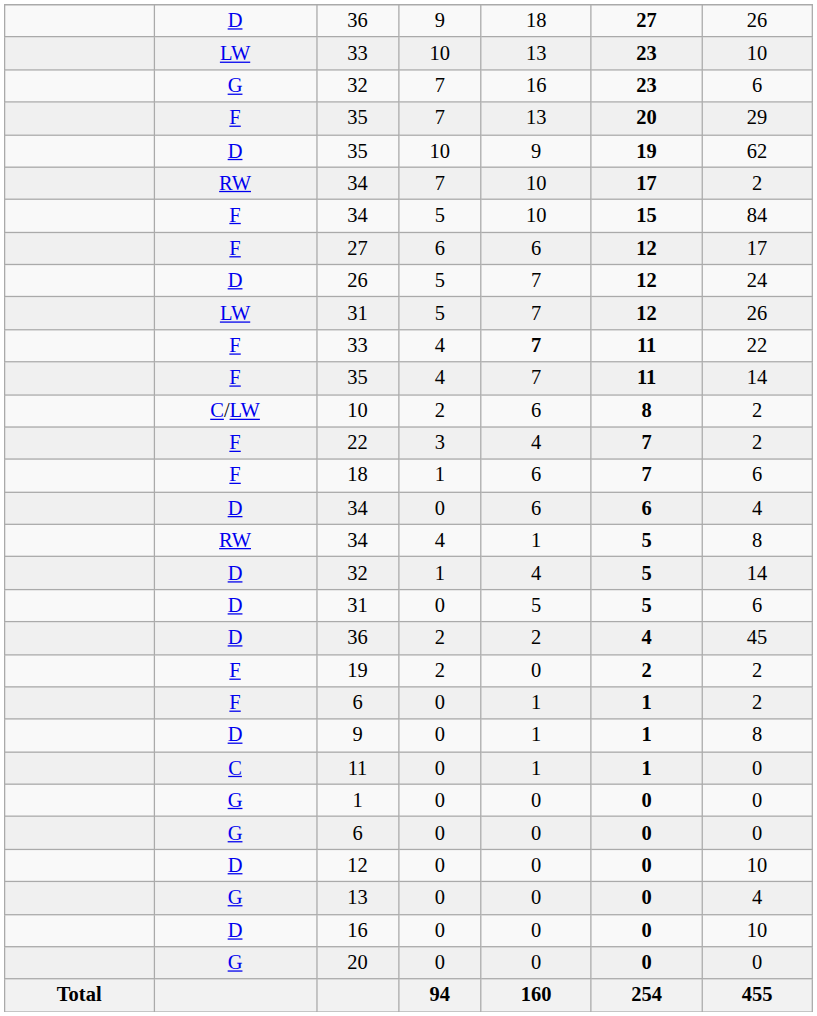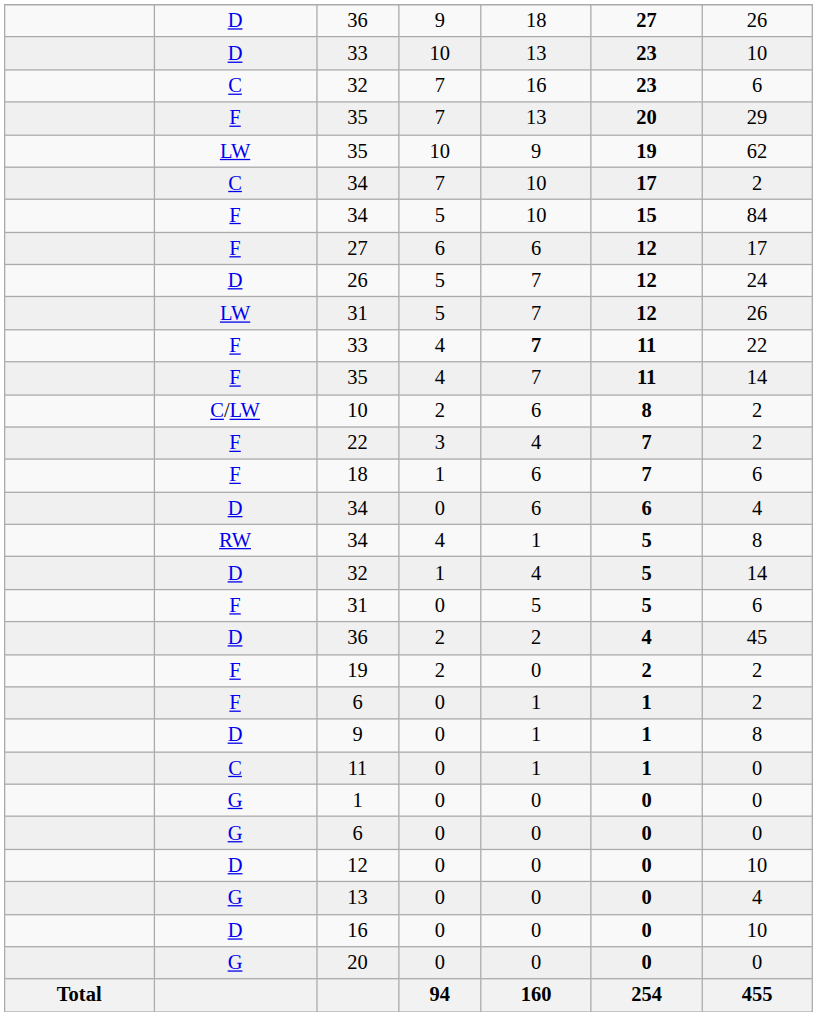(235, 53) LW -> (235, 53) D
(235, 85) G -> (235, 85) C
(235, 150) D -> (235, 150) LW
(235, 183) RW -> (235, 183) C
(235, 605) D -> (235, 605) F
